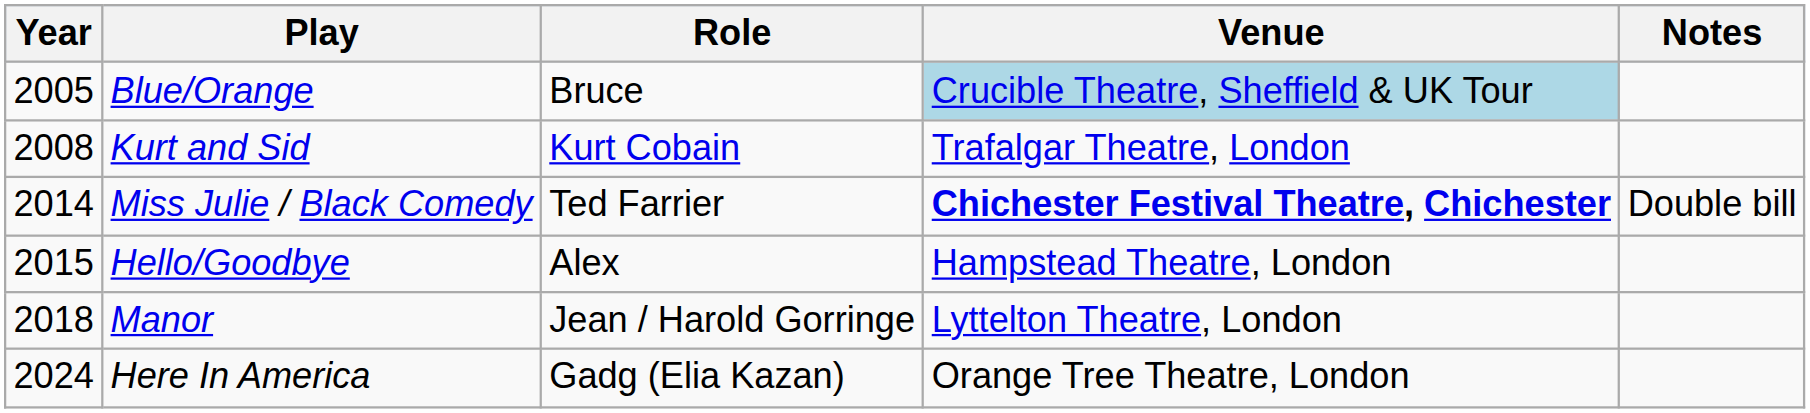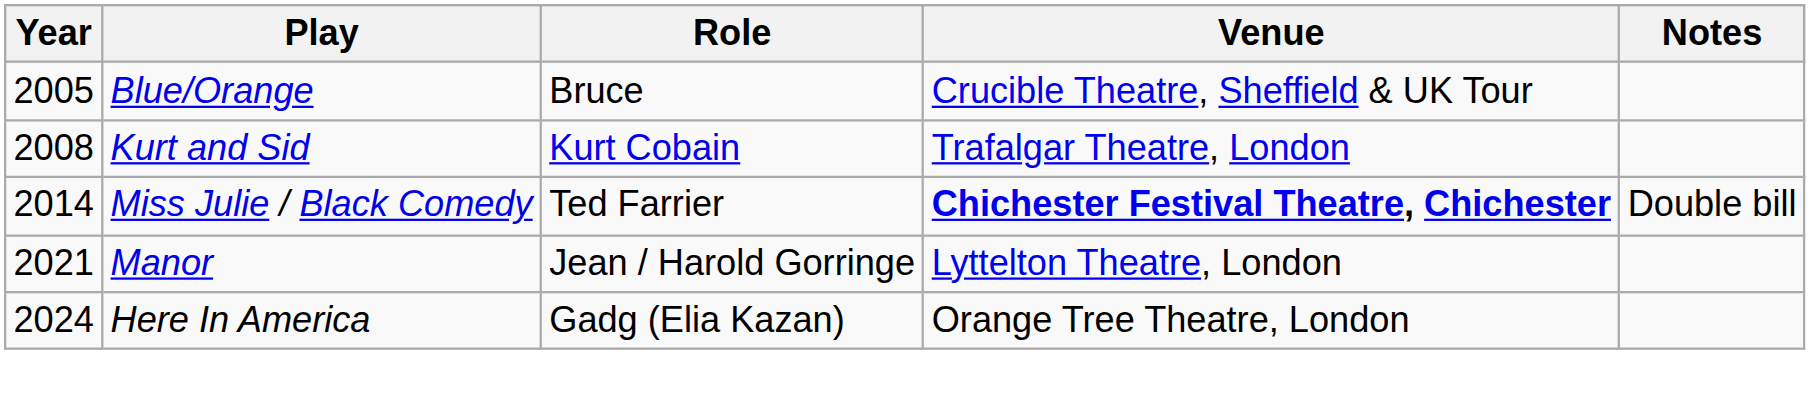(1232, 90) lightblue background -> (1232, 90) no background
- row: (230, 262)
(54, 319) 2018 -> (54, 262) 2021
